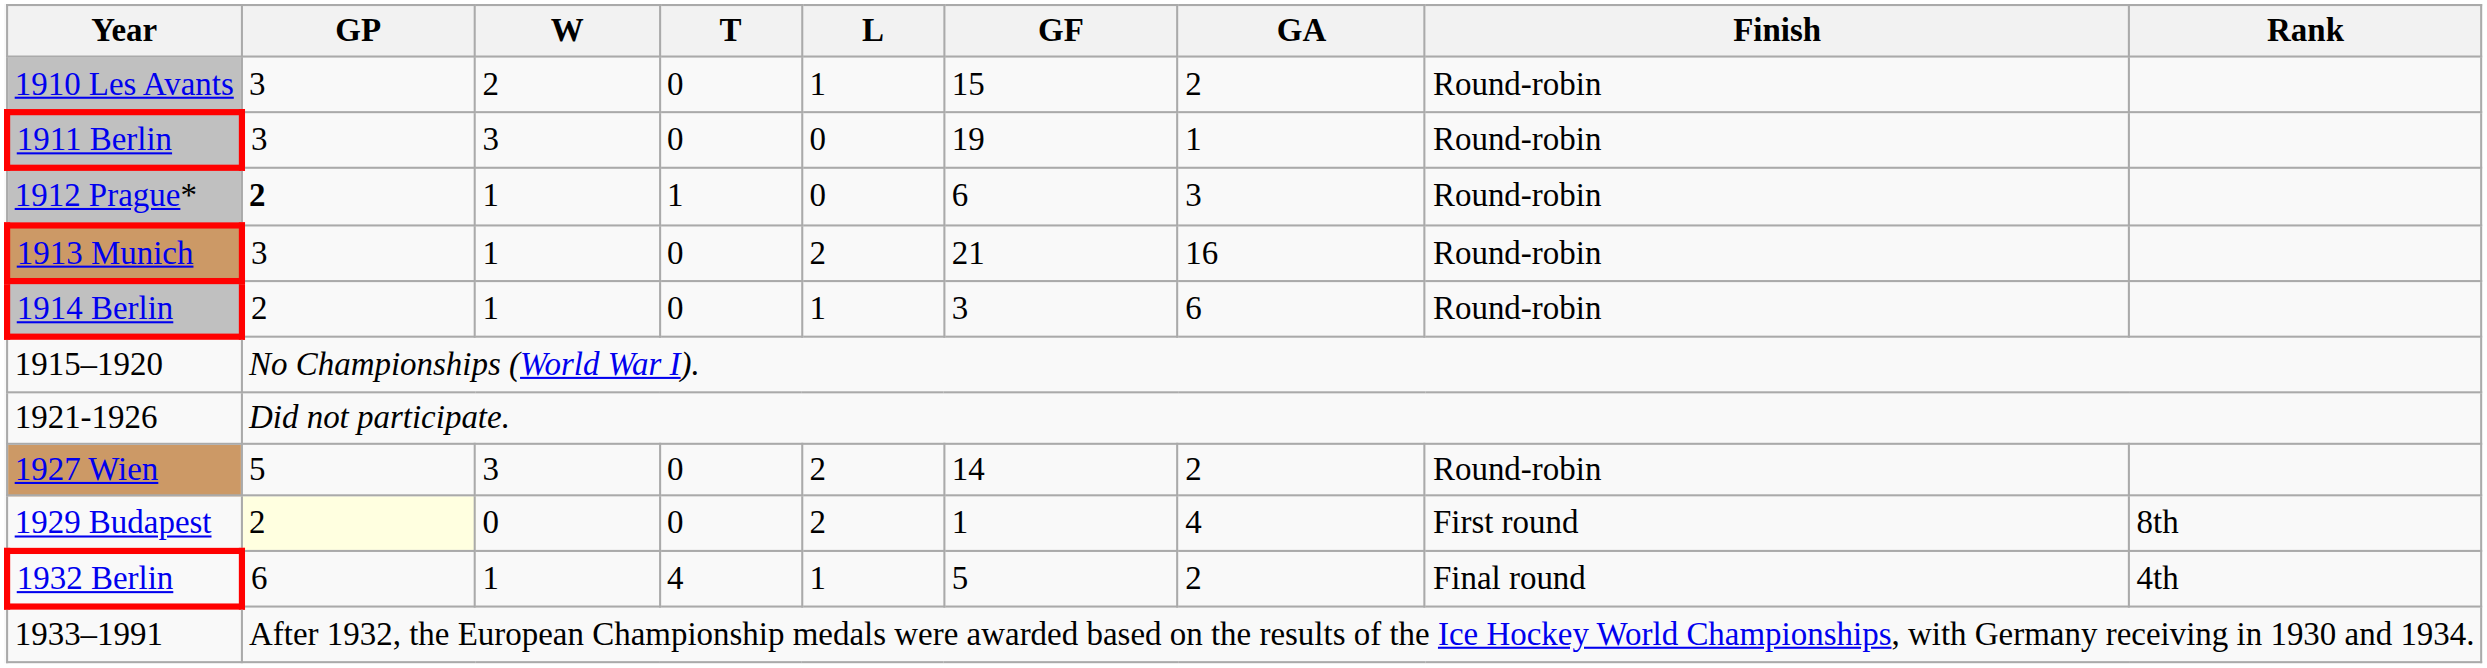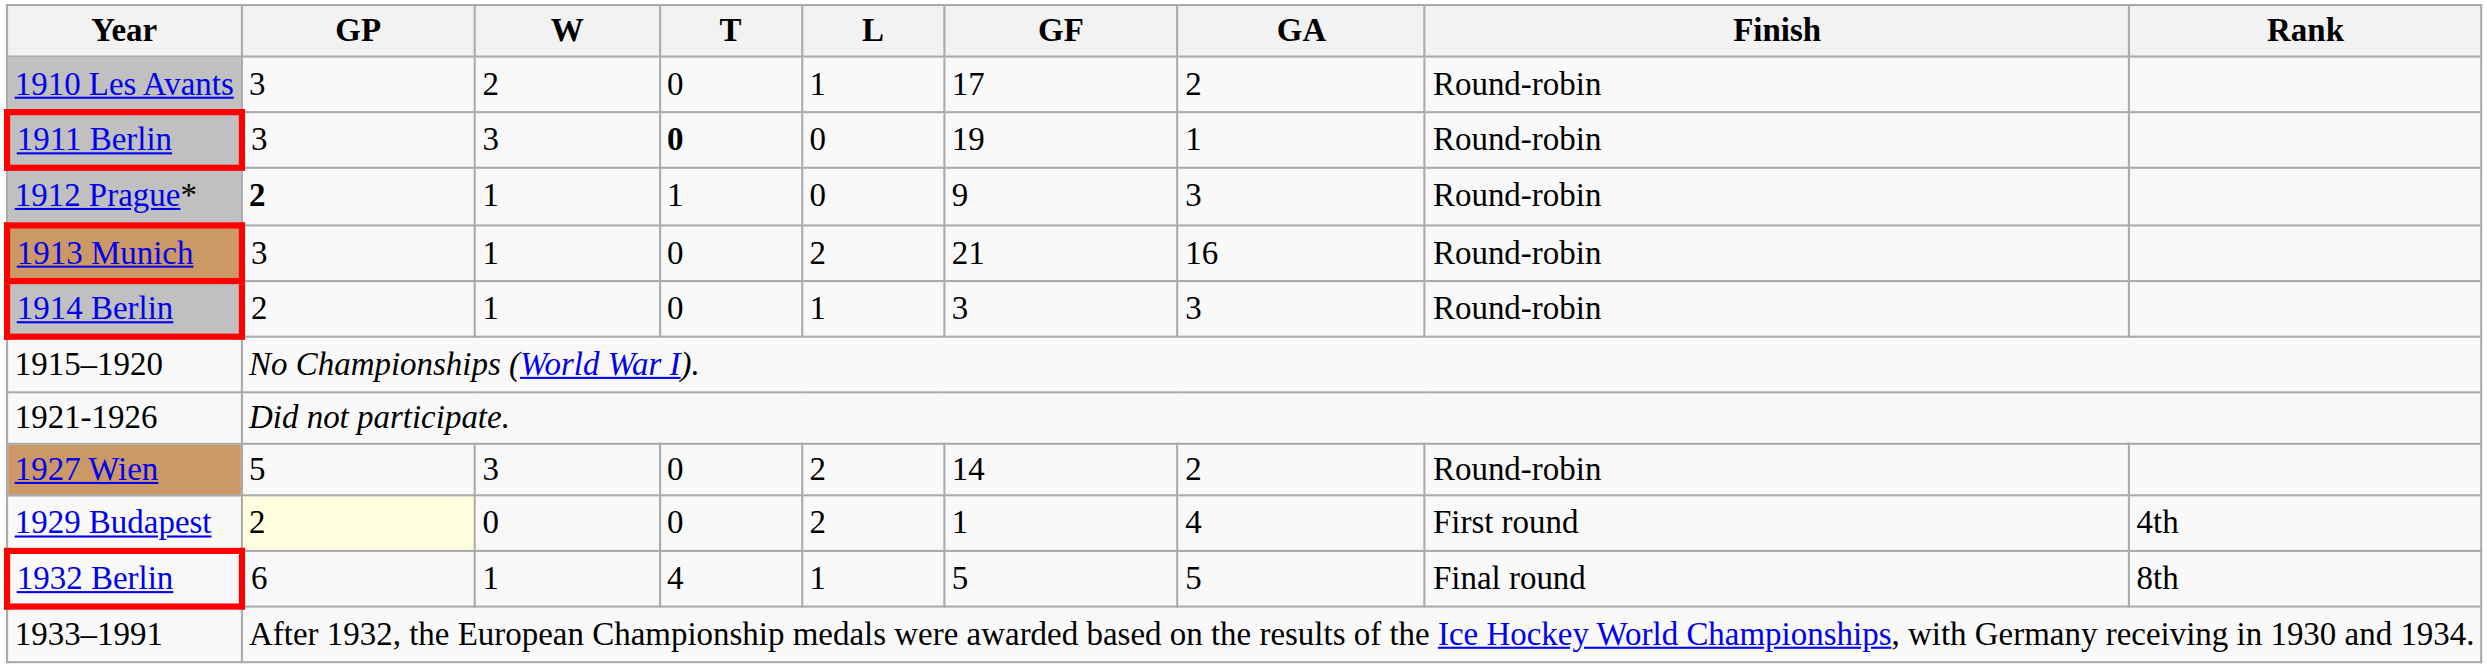(968, 83) 15 -> (968, 83) 17
(675, 139) normal -> (675, 139) bold
(960, 195) 6 -> (960, 195) 9
(1194, 308) 6 -> (1194, 308) 3
(2158, 522) 8th -> (2158, 522) 4th
(1194, 578) 2 -> (1194, 578) 5
(2158, 578) 4th -> (2158, 578) 8th
